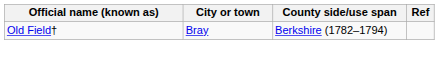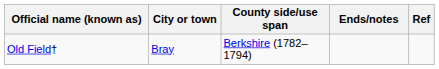+ column: (369, 19)
